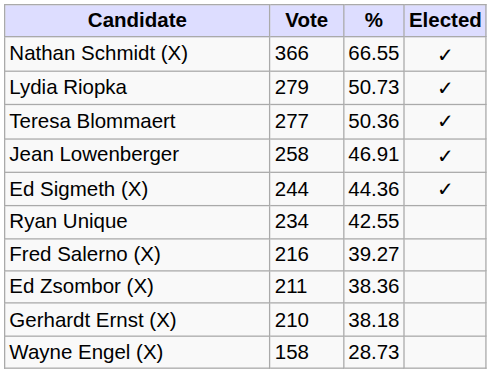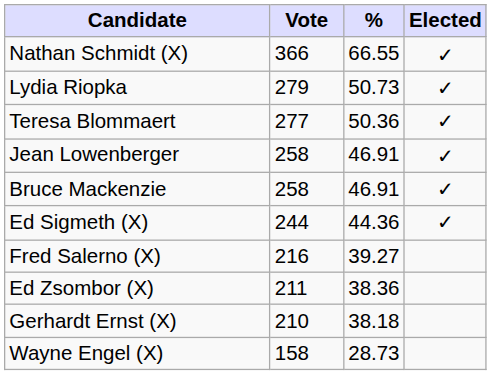+ row: (88, 188)
- row: (69, 222)
